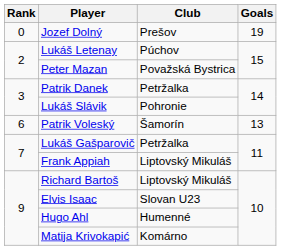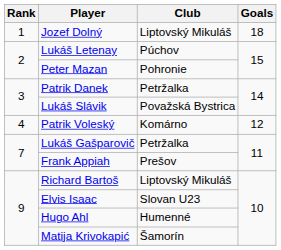(21, 32) 0 -> (21, 32) 1
(158, 32) Prešov -> (186, 32) Liptovský Mikuláš
(257, 32) 19 -> (257, 32) 18
(188, 69) Považská Bystrica -> (163, 69) Pohronie
(163, 106) Pohronie -> (188, 106) Považská Bystrica
(21, 124) 6 -> (21, 124) 4
(162, 124) Šamorín -> (164, 124) Komárno
(257, 124) 13 -> (257, 124) 12
(186, 161) Liptovský Mikuláš -> (158, 161) Prešov
(164, 236) Komárno -> (162, 236) Šamorín
